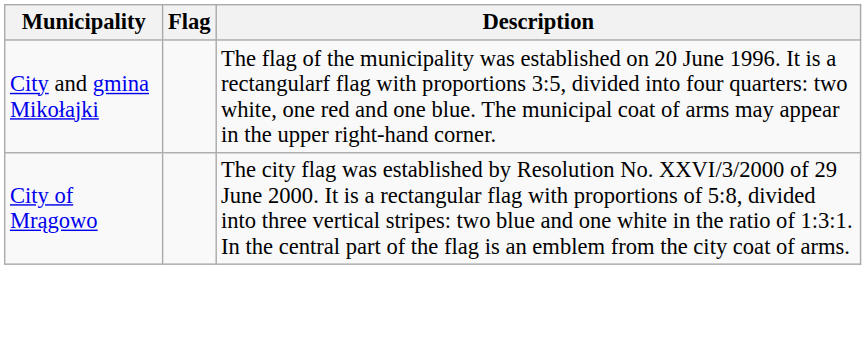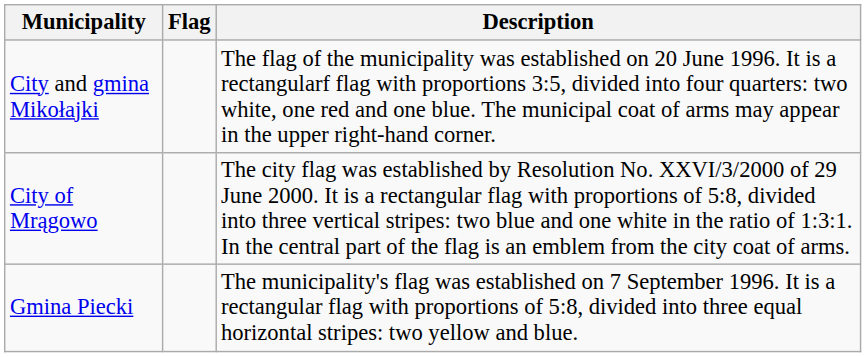+ row: (72, 307)
